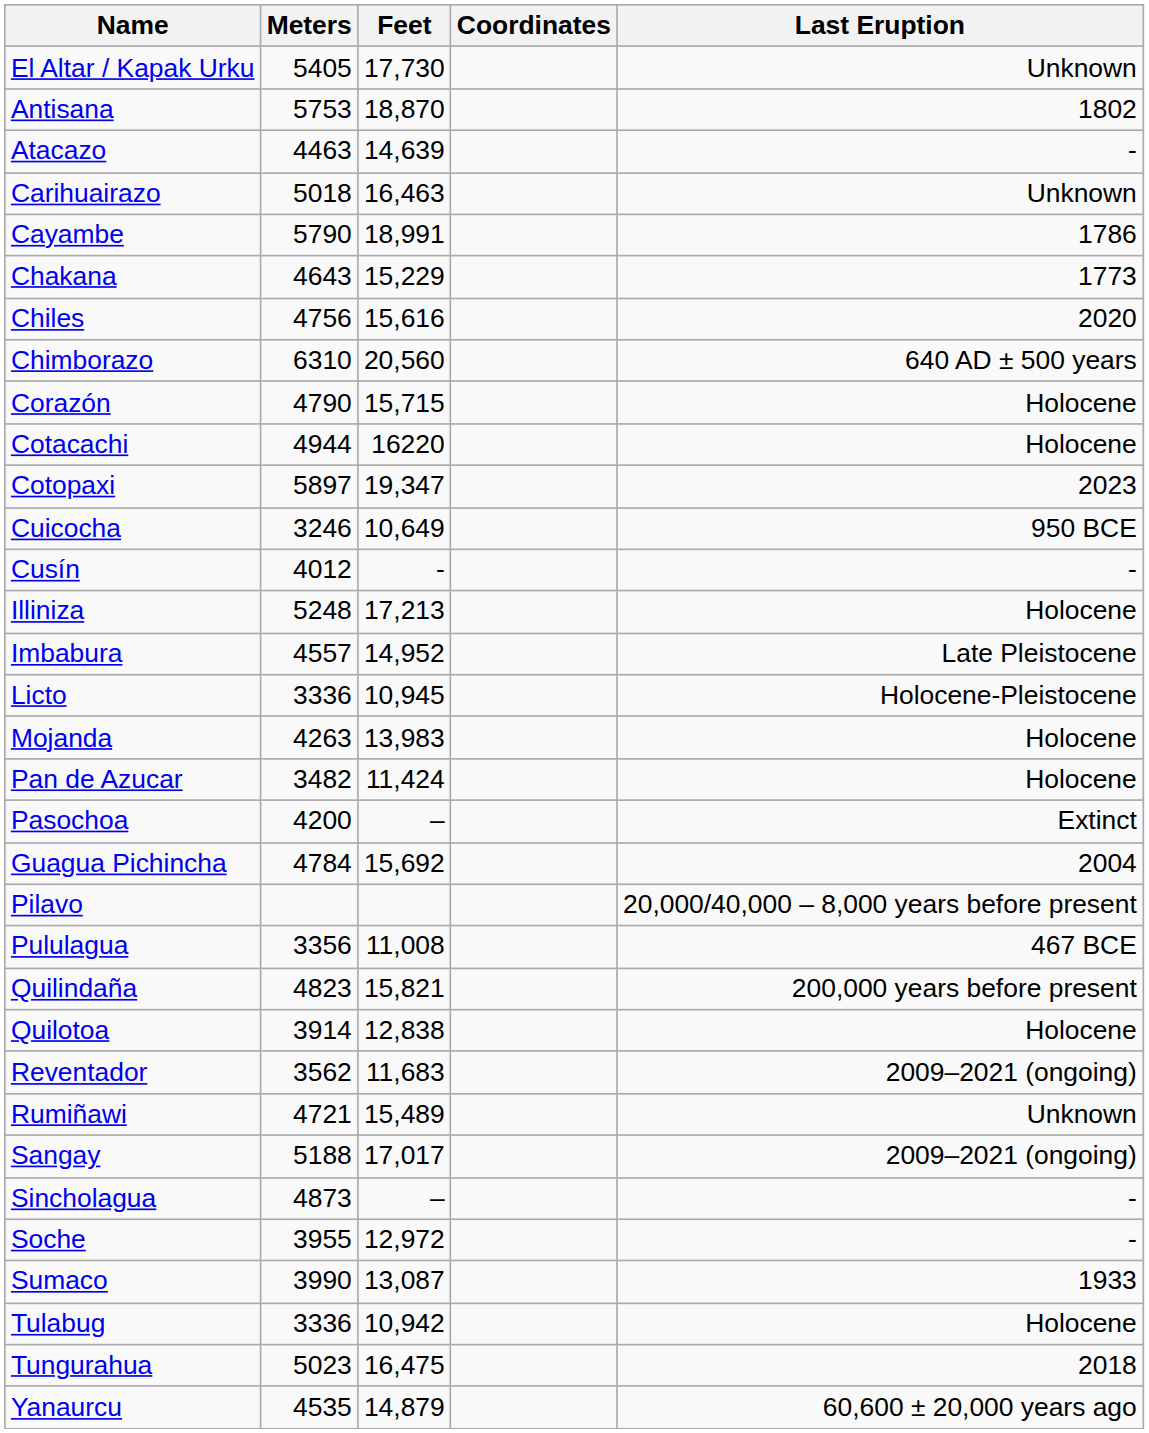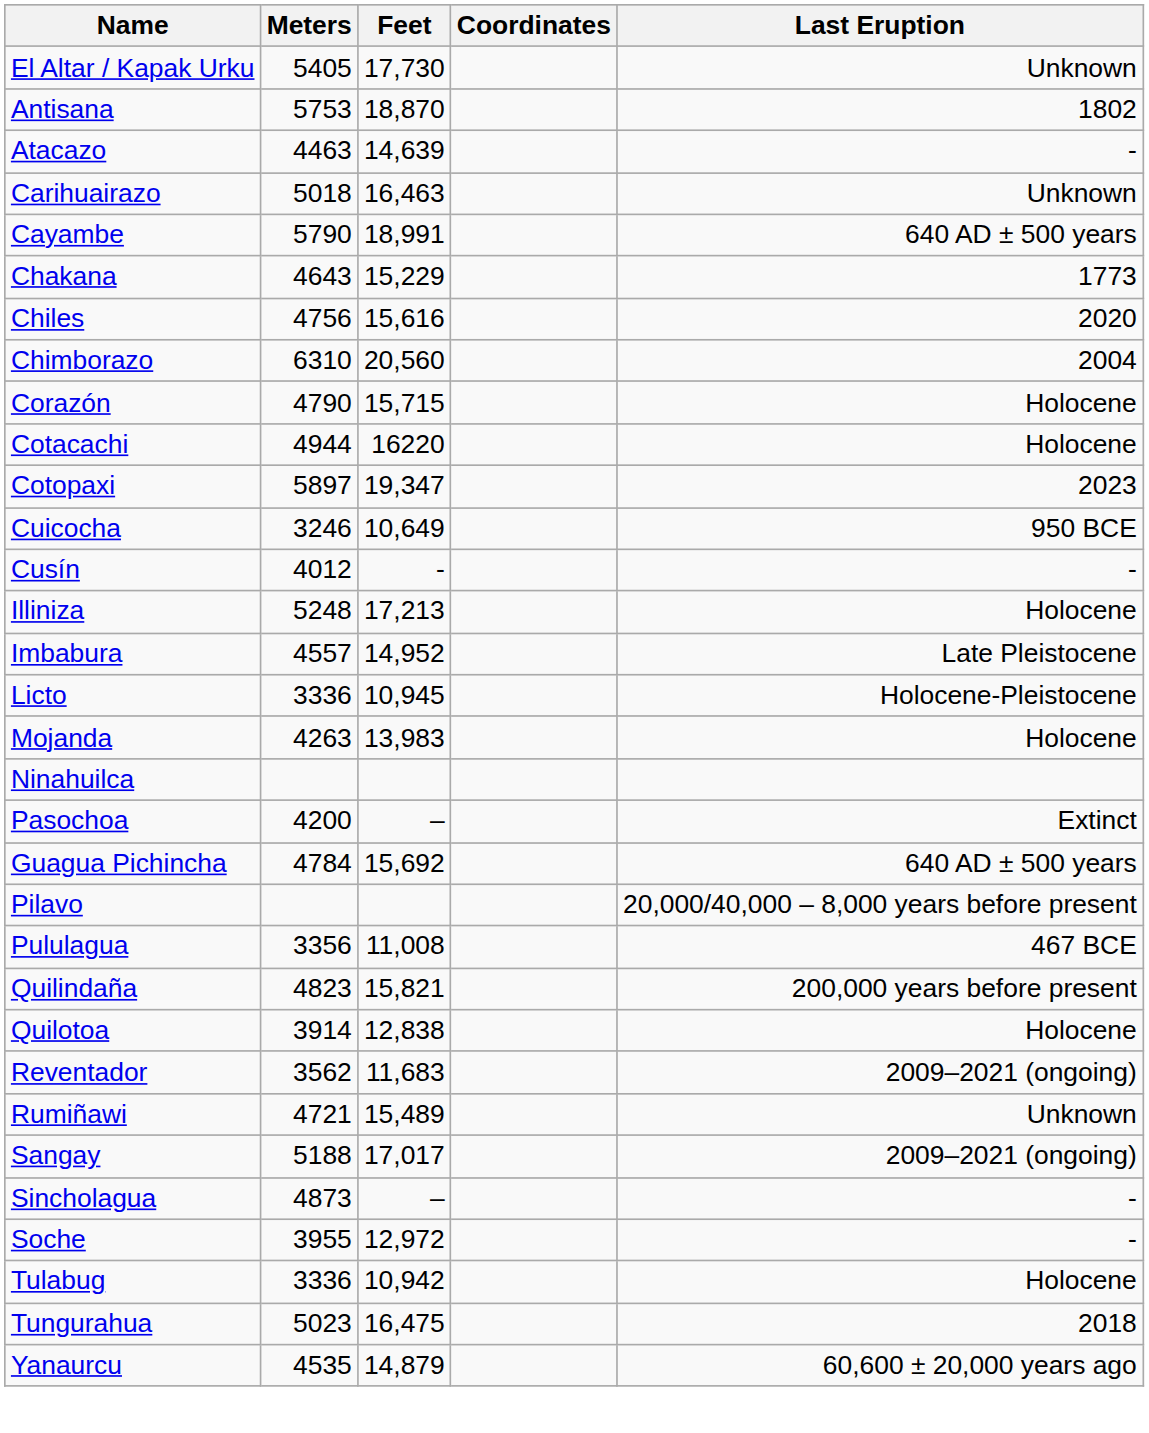(1107, 234) 1786 -> (1021, 234) 640 AD ± 500 years
(1021, 360) 640 AD ± 500 years -> (1107, 360) 2004
+ row: (73, 779)
- row: (97, 779)
(1107, 862) 2004 -> (1021, 862) 640 AD ± 500 years
- row: (59, 1281)
